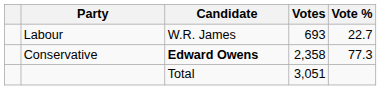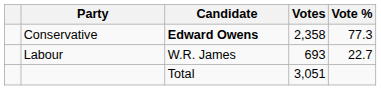rows swapped: (61, 54) <-> (43, 34)
